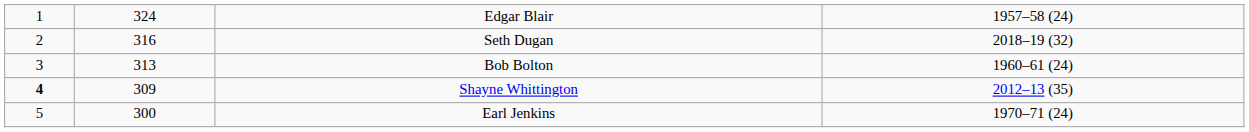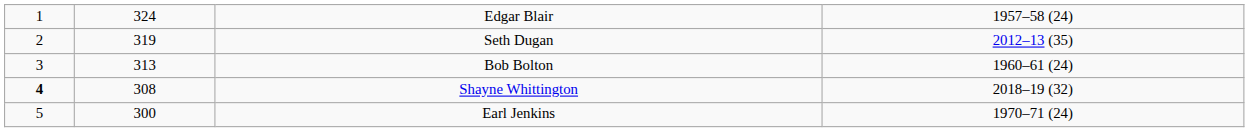(145, 40) 316 -> (145, 40) 319
(1033, 40) 2018–19 (32) -> (1033, 40) 2012–13 (35)
(145, 89) 309 -> (145, 89) 308
(1033, 89) 2012–13 (35) -> (1033, 89) 2018–19 (32)
